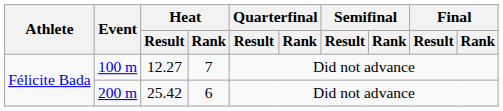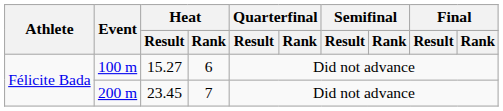(164, 67) 12.27 -> (164, 67) 15.27
(209, 67) 7 -> (209, 67) 6
(164, 93) 25.42 -> (164, 93) 23.45
(209, 93) 6 -> (209, 93) 7
